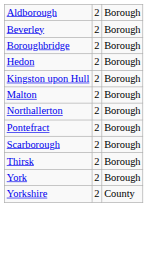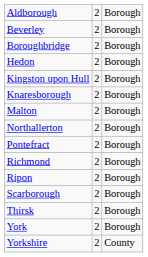+ row: (39, 95)
+ row: (28, 161)
+ row: (19, 177)
